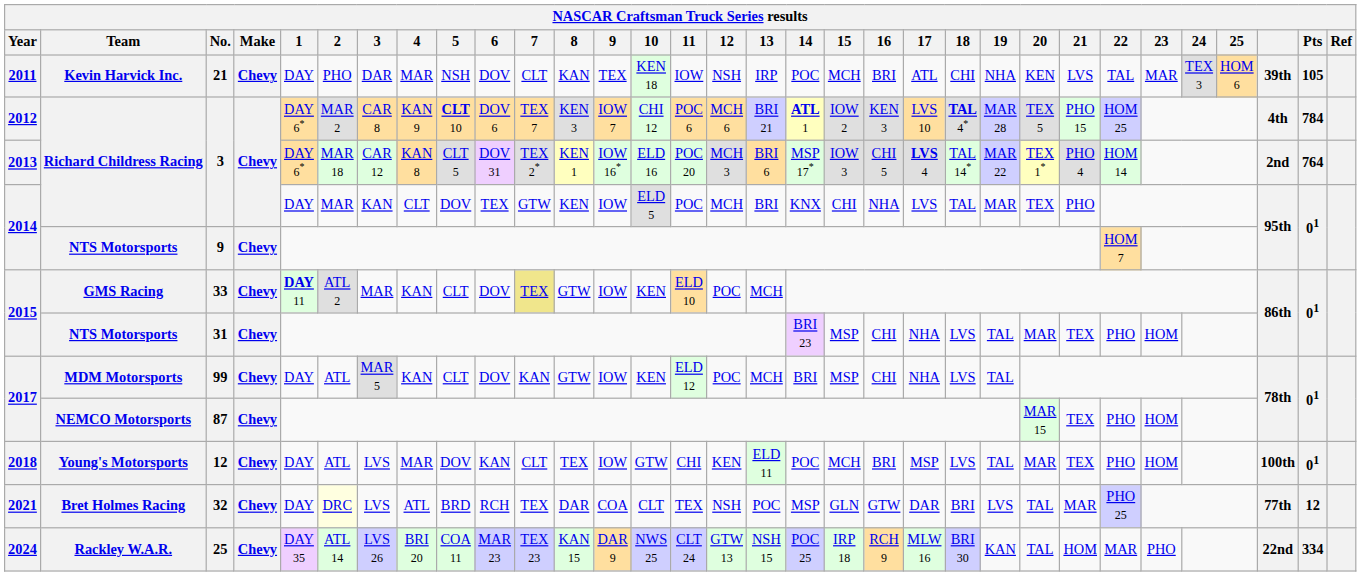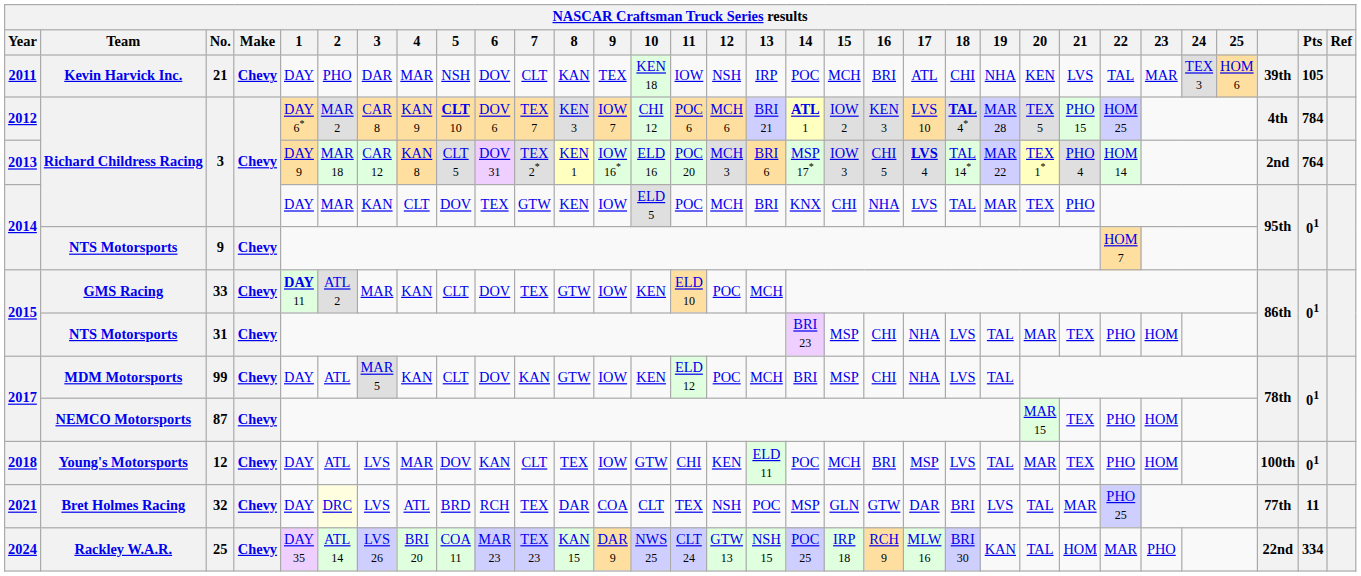(299, 161) DAY 6* -> (299, 161) DAY 9
(534, 291) khaki background -> (534, 291) no background
(1313, 506) 12 -> (1313, 506) 11
